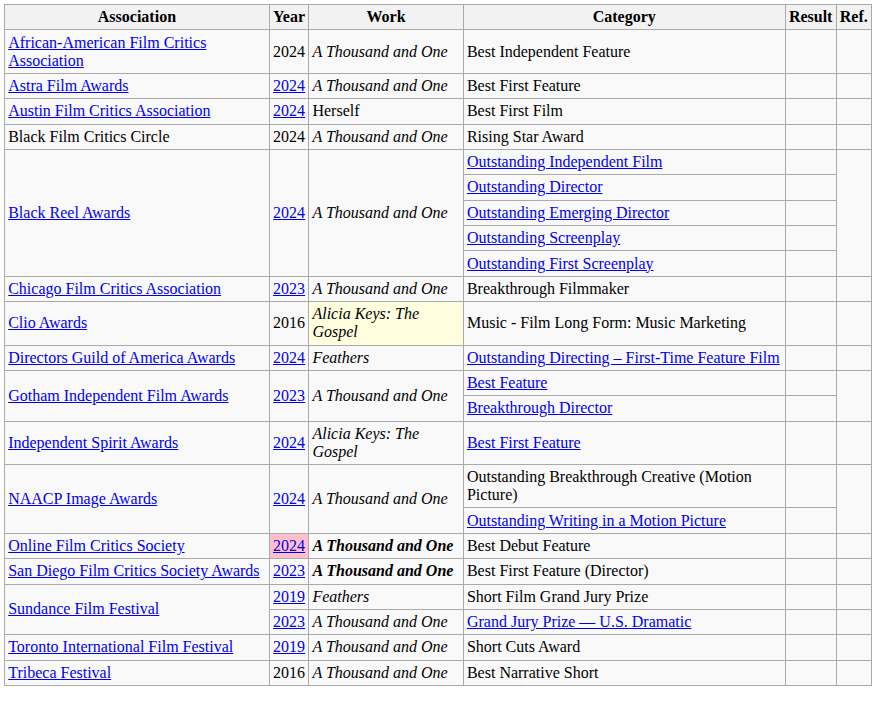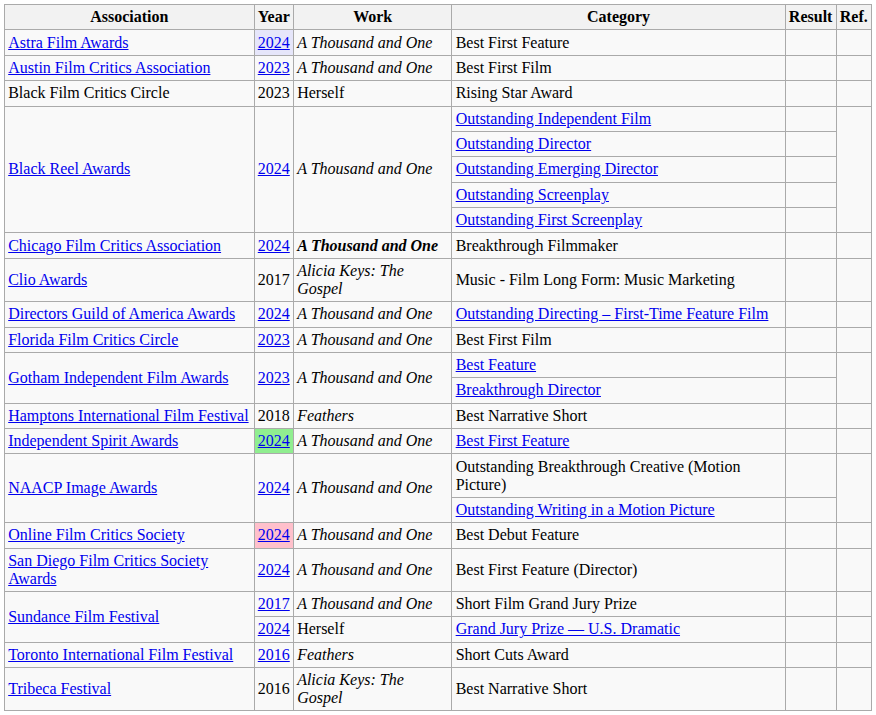- row: (107, 51)
(289, 85) no background -> (274, 42) lavender background
(289, 111) 2024 -> (274, 67) 2023
(336, 111) Herself -> (365, 67) A Thousand and One
(289, 136) 2024 -> (274, 93) 2023
(380, 136) A Thousand and One -> (321, 93) Herself
(289, 288) 2023 -> (274, 245) 2024
(380, 288) normal -> (368, 245) bold
(289, 323) 2016 -> (274, 279) 2017
(366, 323) lightyellow background -> (350, 279) no background
(341, 357) Feathers -> (365, 314) A Thousand and One
+ row: (93, 339)
+ row: (128, 415)
(289, 442) no background -> (274, 441) lightgreen background
(366, 442) Alicia Keys: The Gospel -> (365, 441) A Thousand and One
(383, 545) bold -> (365, 535) normal
(289, 571) 2023 -> (274, 569) 2024
(383, 571) bold -> (365, 569) normal
(289, 596) 2019 -> (274, 604) 2017
(341, 596) Feathers -> (365, 604) A Thousand and One
(289, 622) 2023 -> (274, 629) 2024
(380, 622) A Thousand and One -> (321, 629) Herself
(289, 647) 2019 -> (274, 654) 2016
(380, 647) A Thousand and One -> (326, 654) Feathers
(380, 672) A Thousand and One -> (350, 689) Alicia Keys: The Gospel
